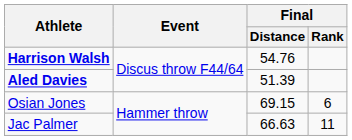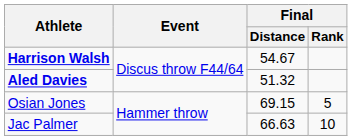(277, 59) 54.76 -> (277, 59) 54.67
(277, 81) 51.39 -> (277, 81) 51.32
(328, 103) 6 -> (328, 103) 5
(328, 125) 11 -> (328, 125) 10
